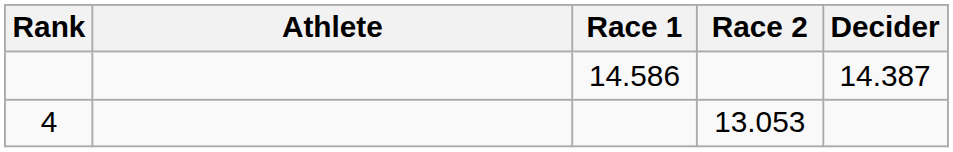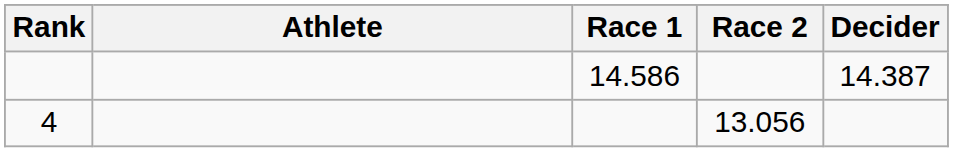(760, 122) 13.053 -> (760, 122) 13.056
